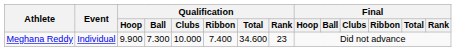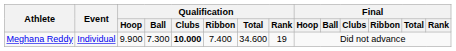(188, 40) normal -> (188, 40) bold
(282, 40) 23 -> (282, 40) 19
